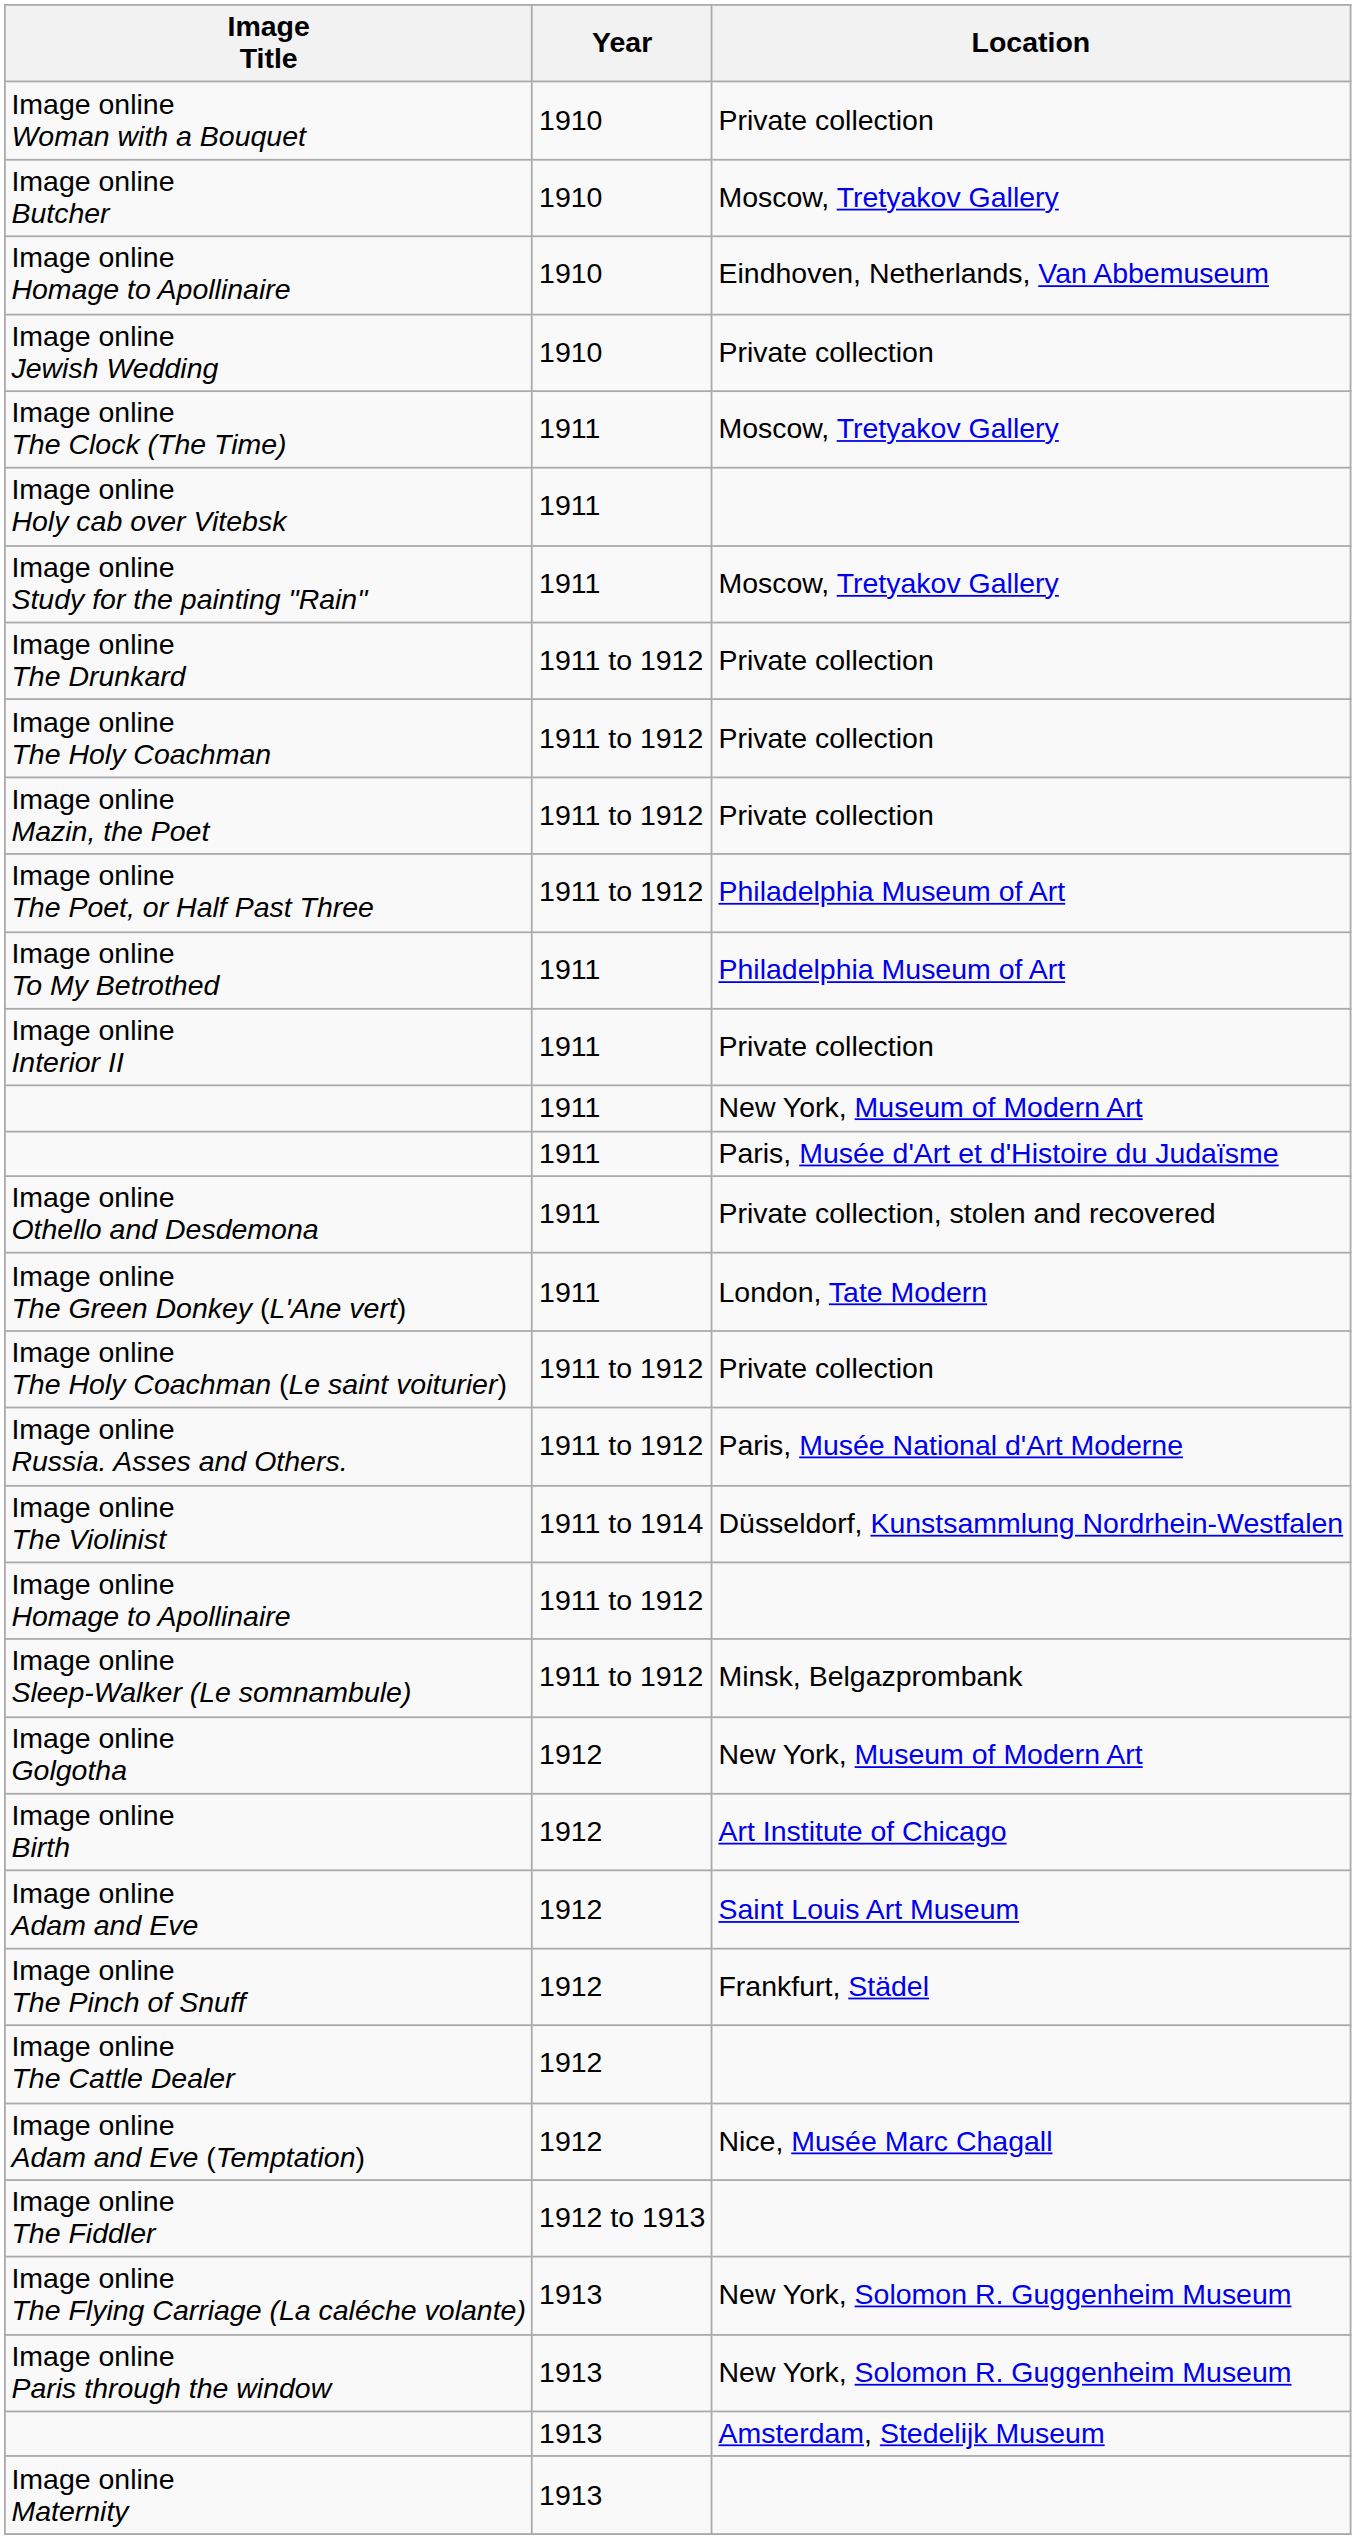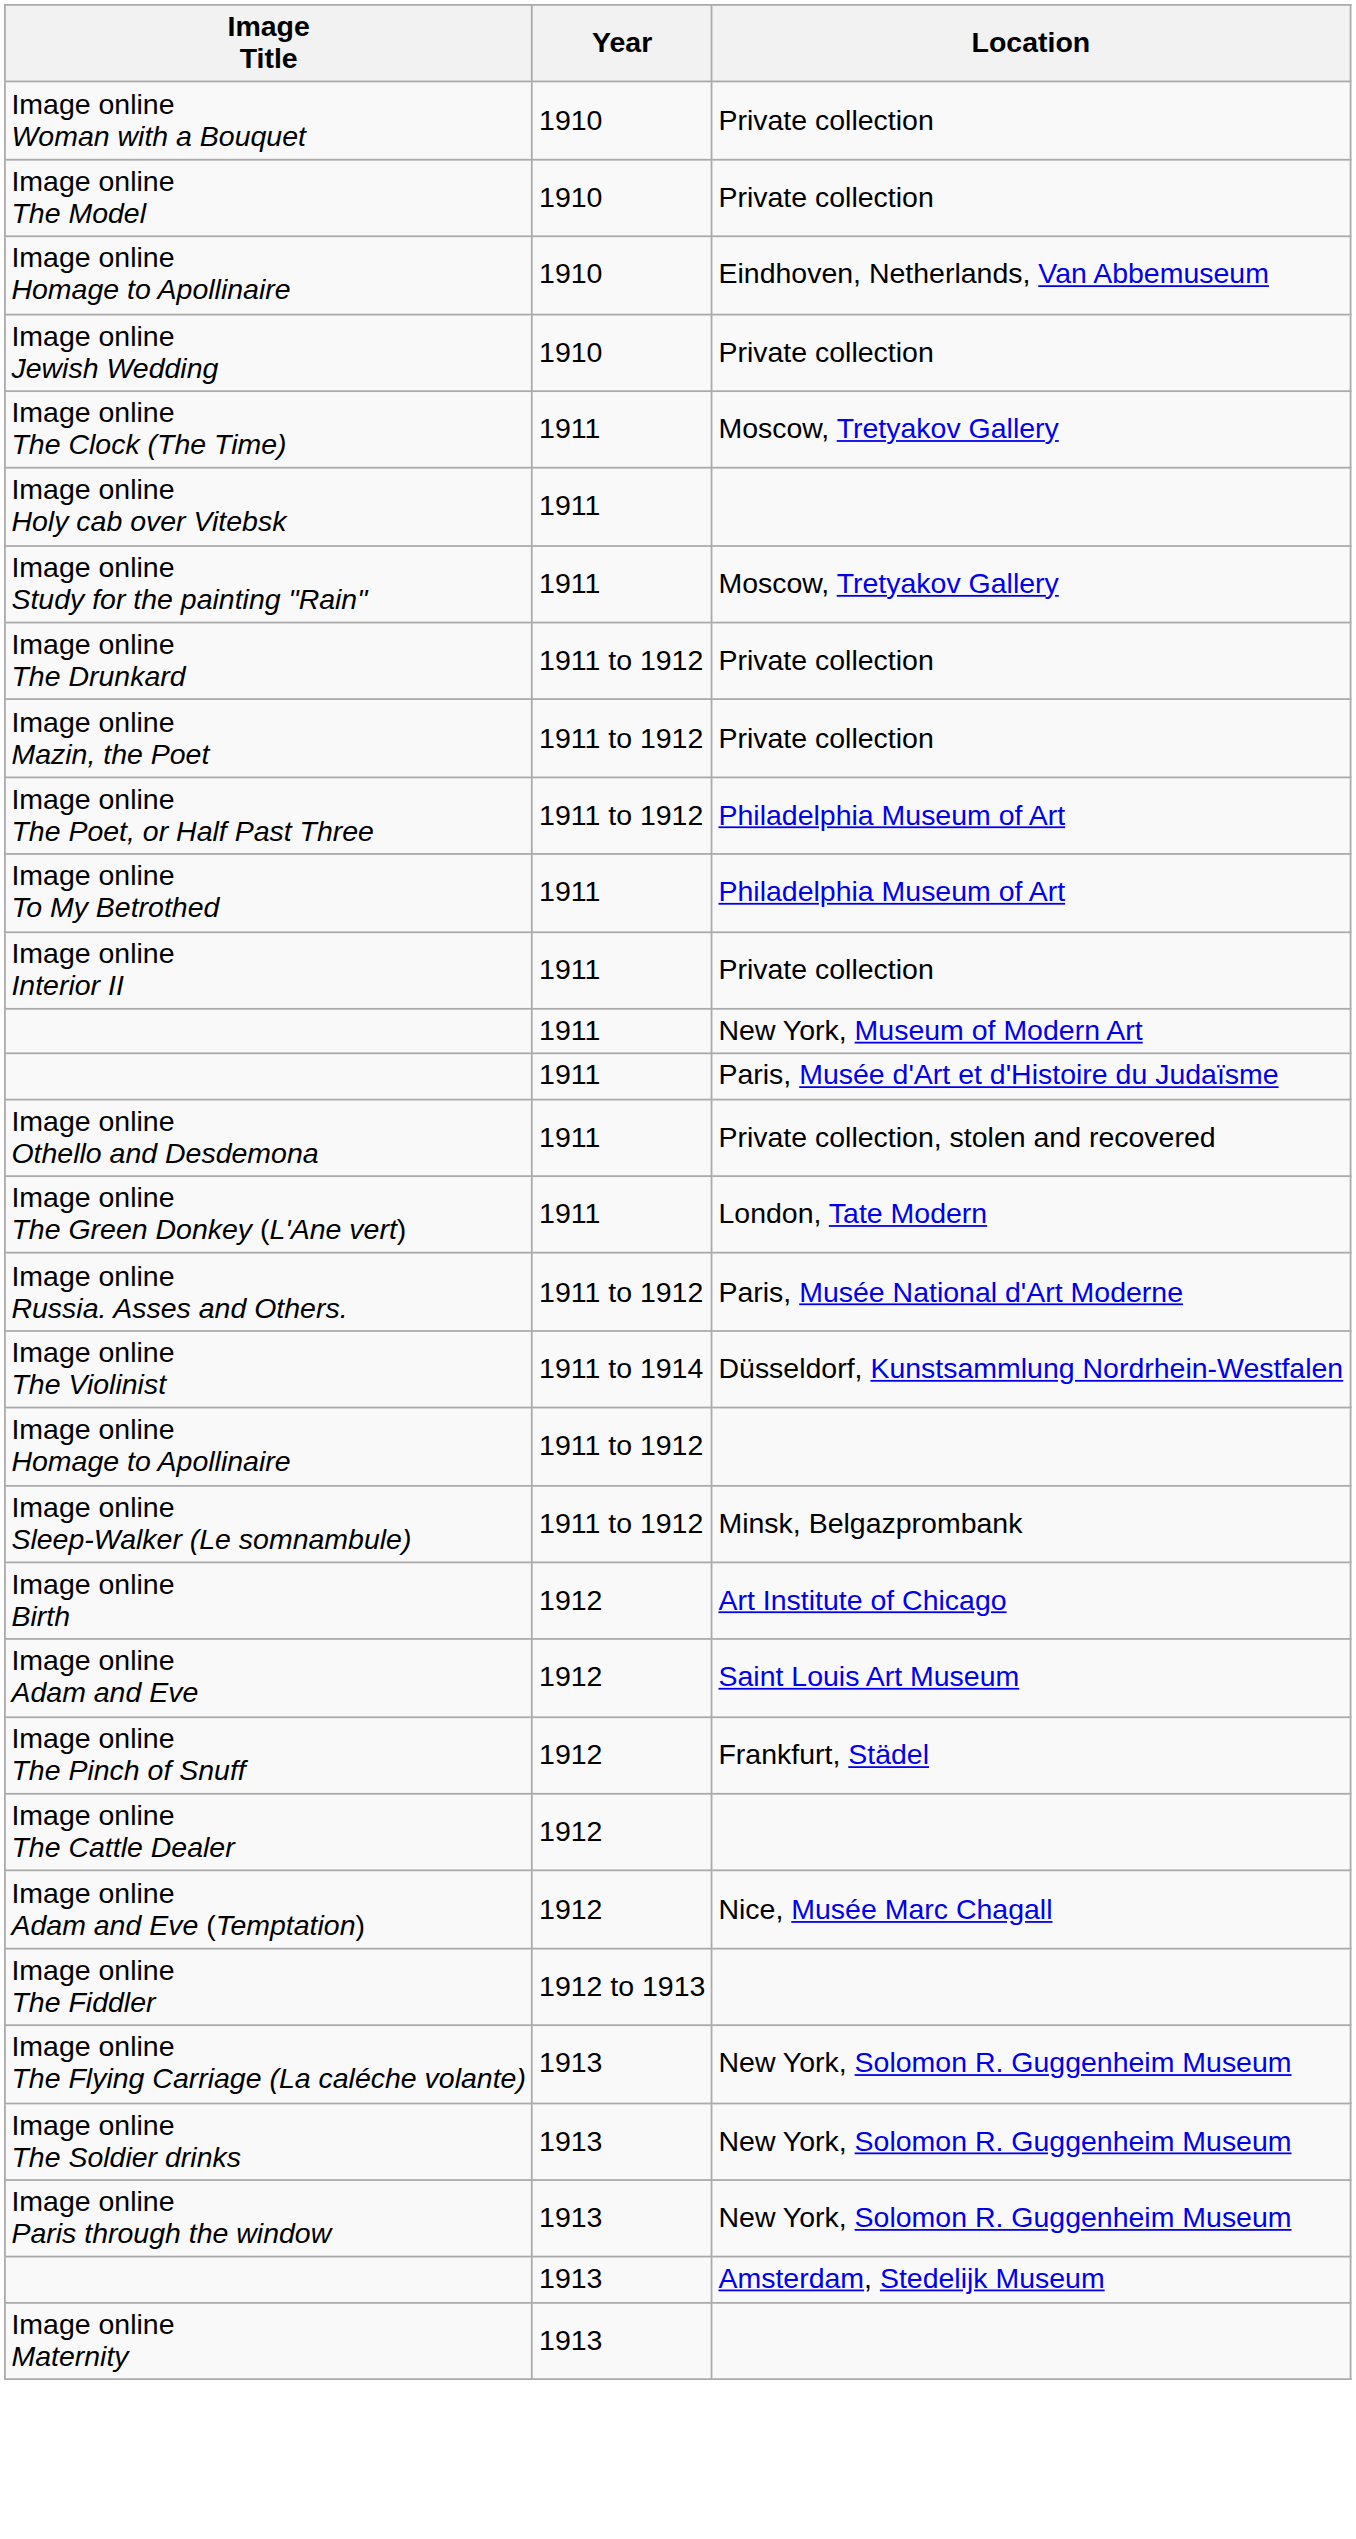+ row: (93, 197)
- row: (93, 197)
- row: (141, 737)
- row: (259, 1368)
- row: (93, 1754)
+ row: (126, 2140)
